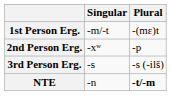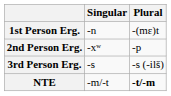(98, 30) -m/-t -> (92, 30) -n
(92, 82) -n -> (98, 82) -m/-t
